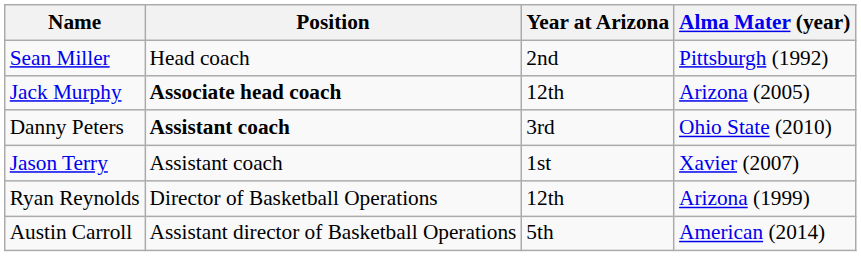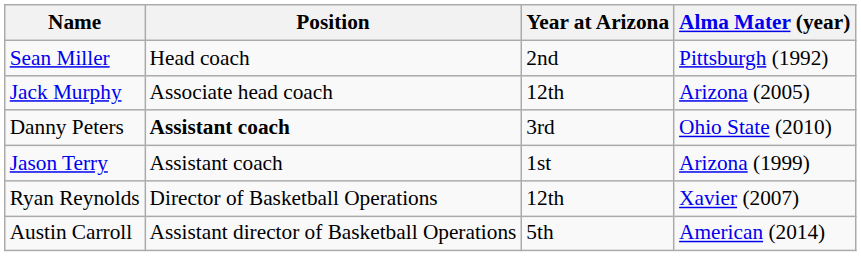(245, 92) bold -> (241, 92) normal
(739, 163) Xavier (2007) -> (744, 163) Arizona (1999)
(744, 198) Arizona (1999) -> (739, 198) Xavier (2007)
